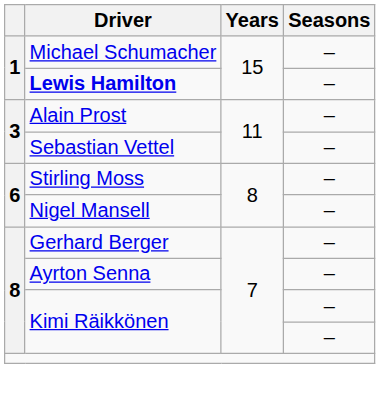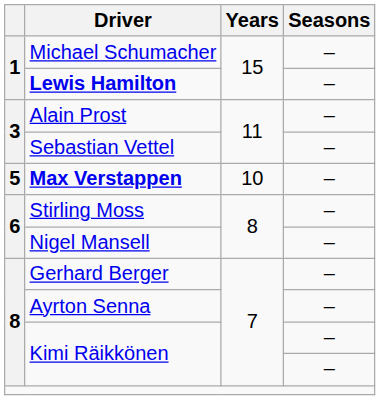+ row: (15, 178)
